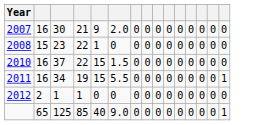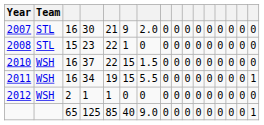+ column: (48, 13)
